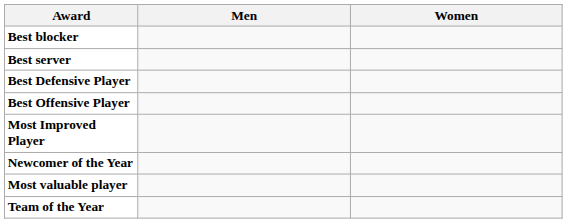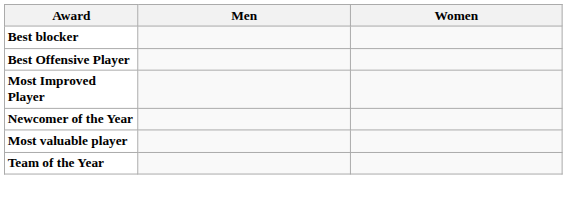- row: (39, 59)
- row: (69, 81)
